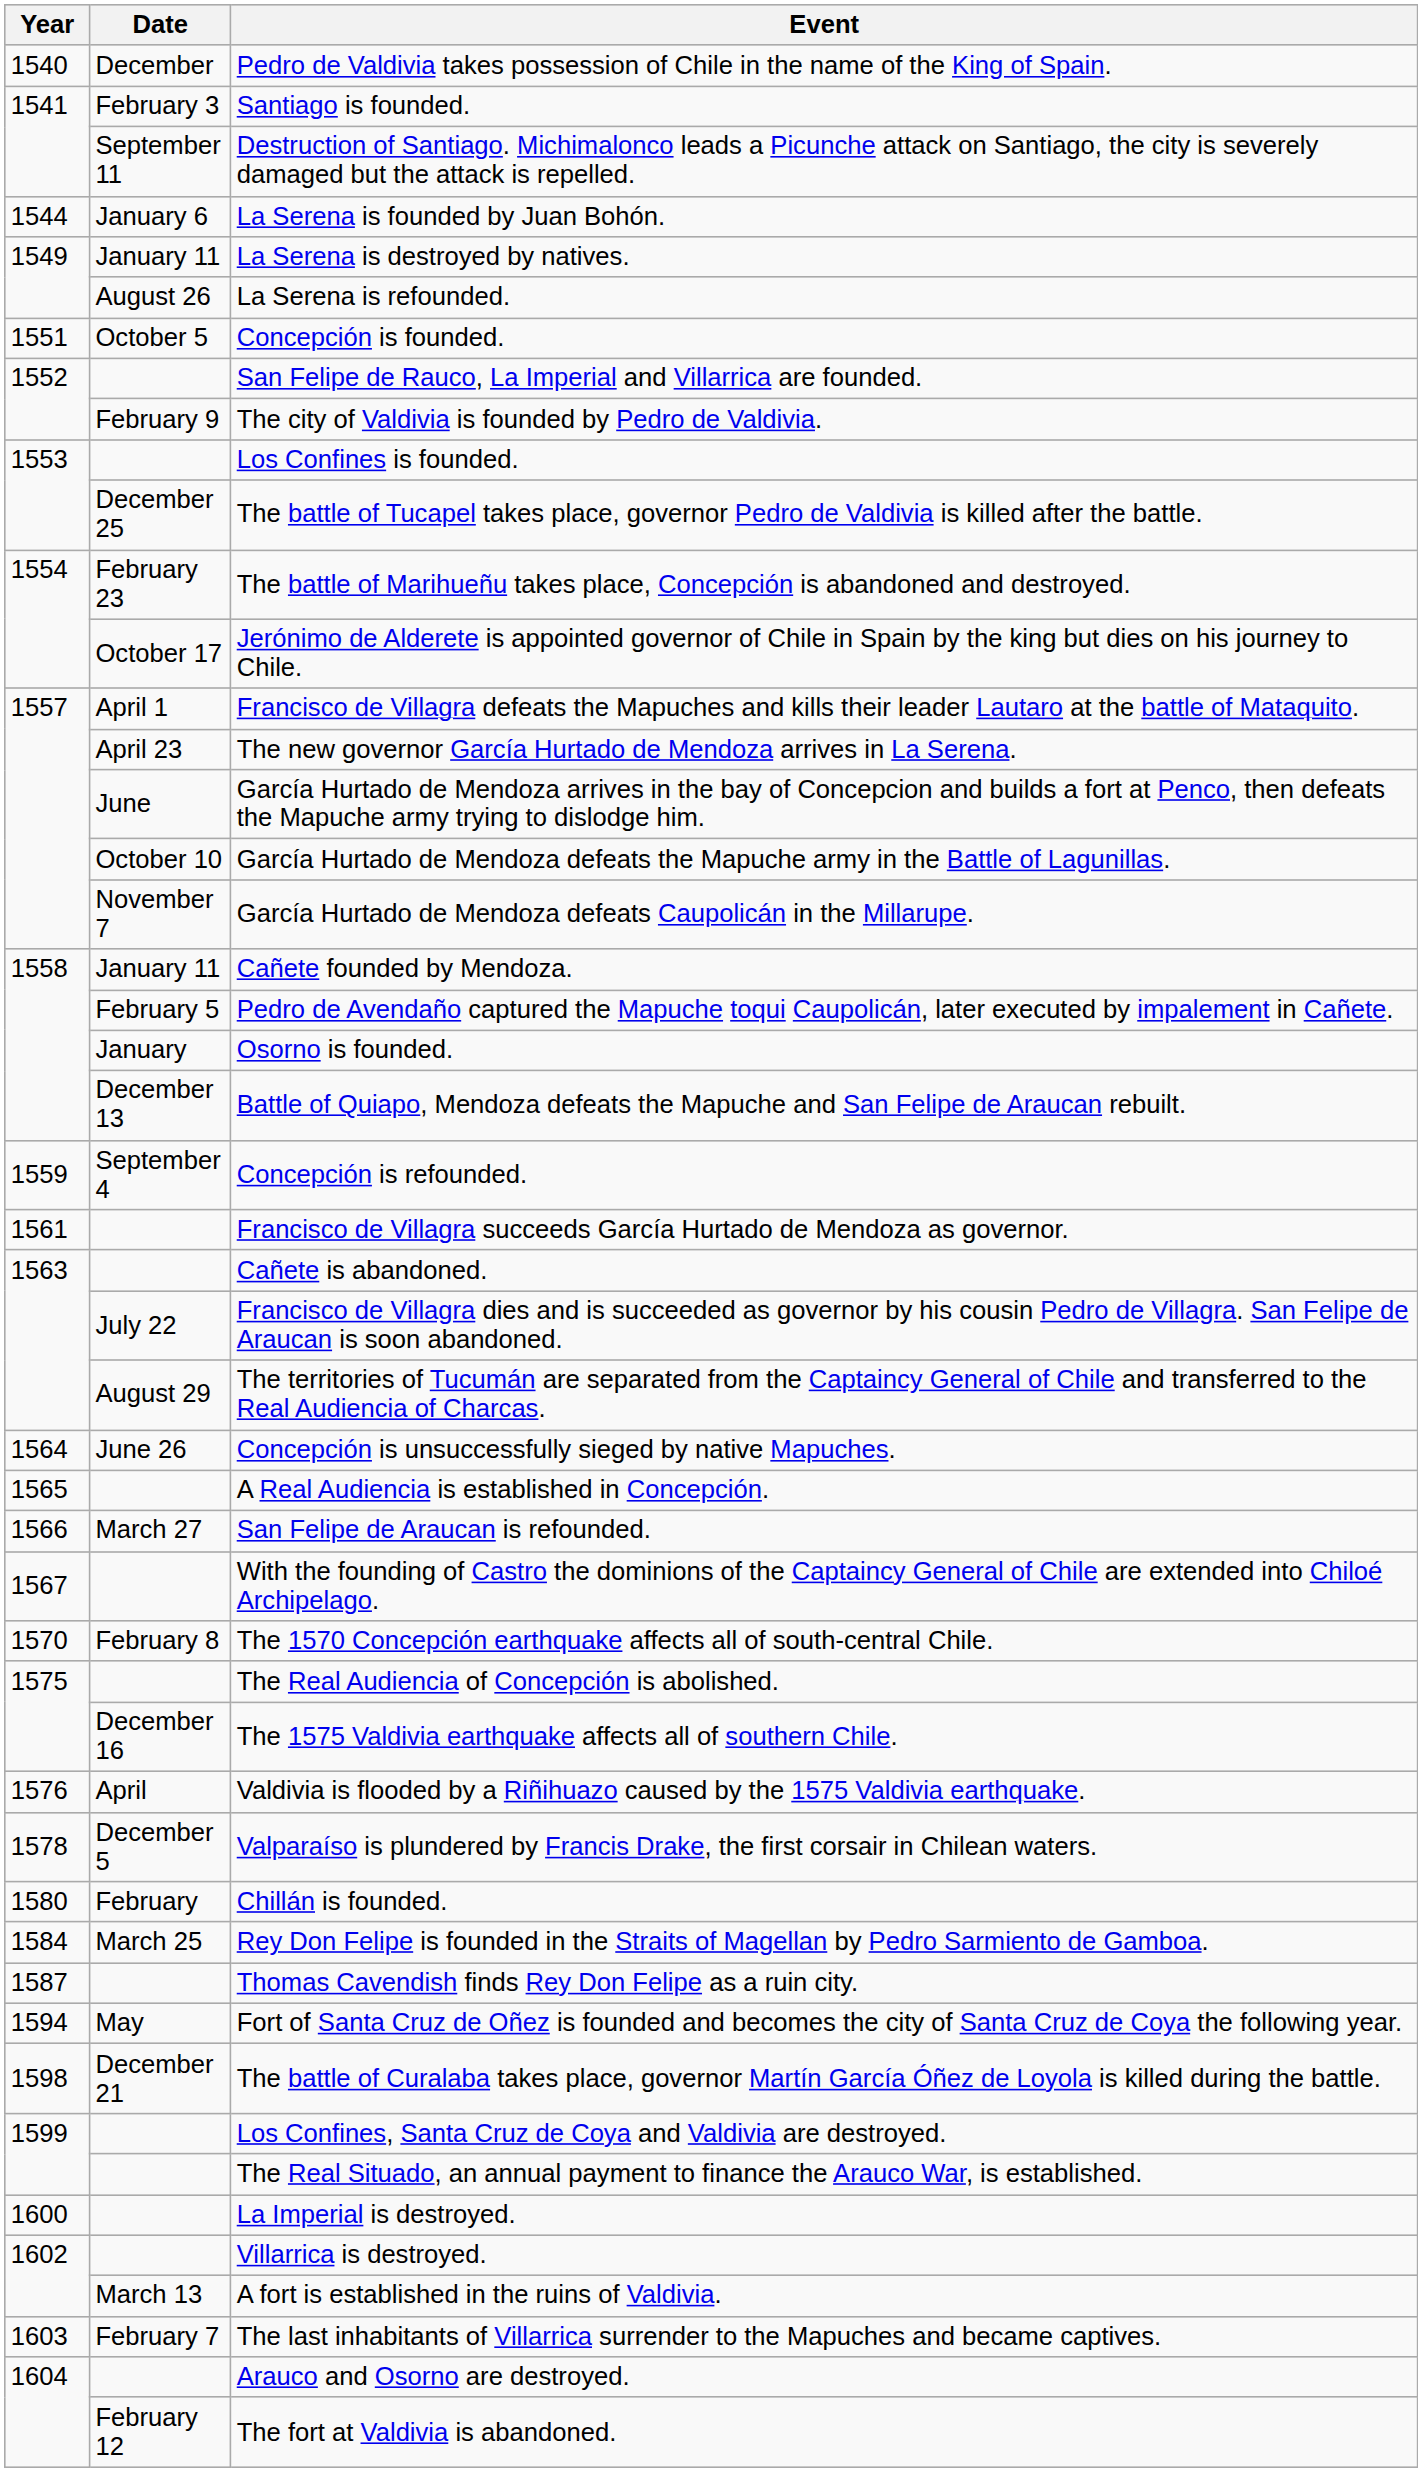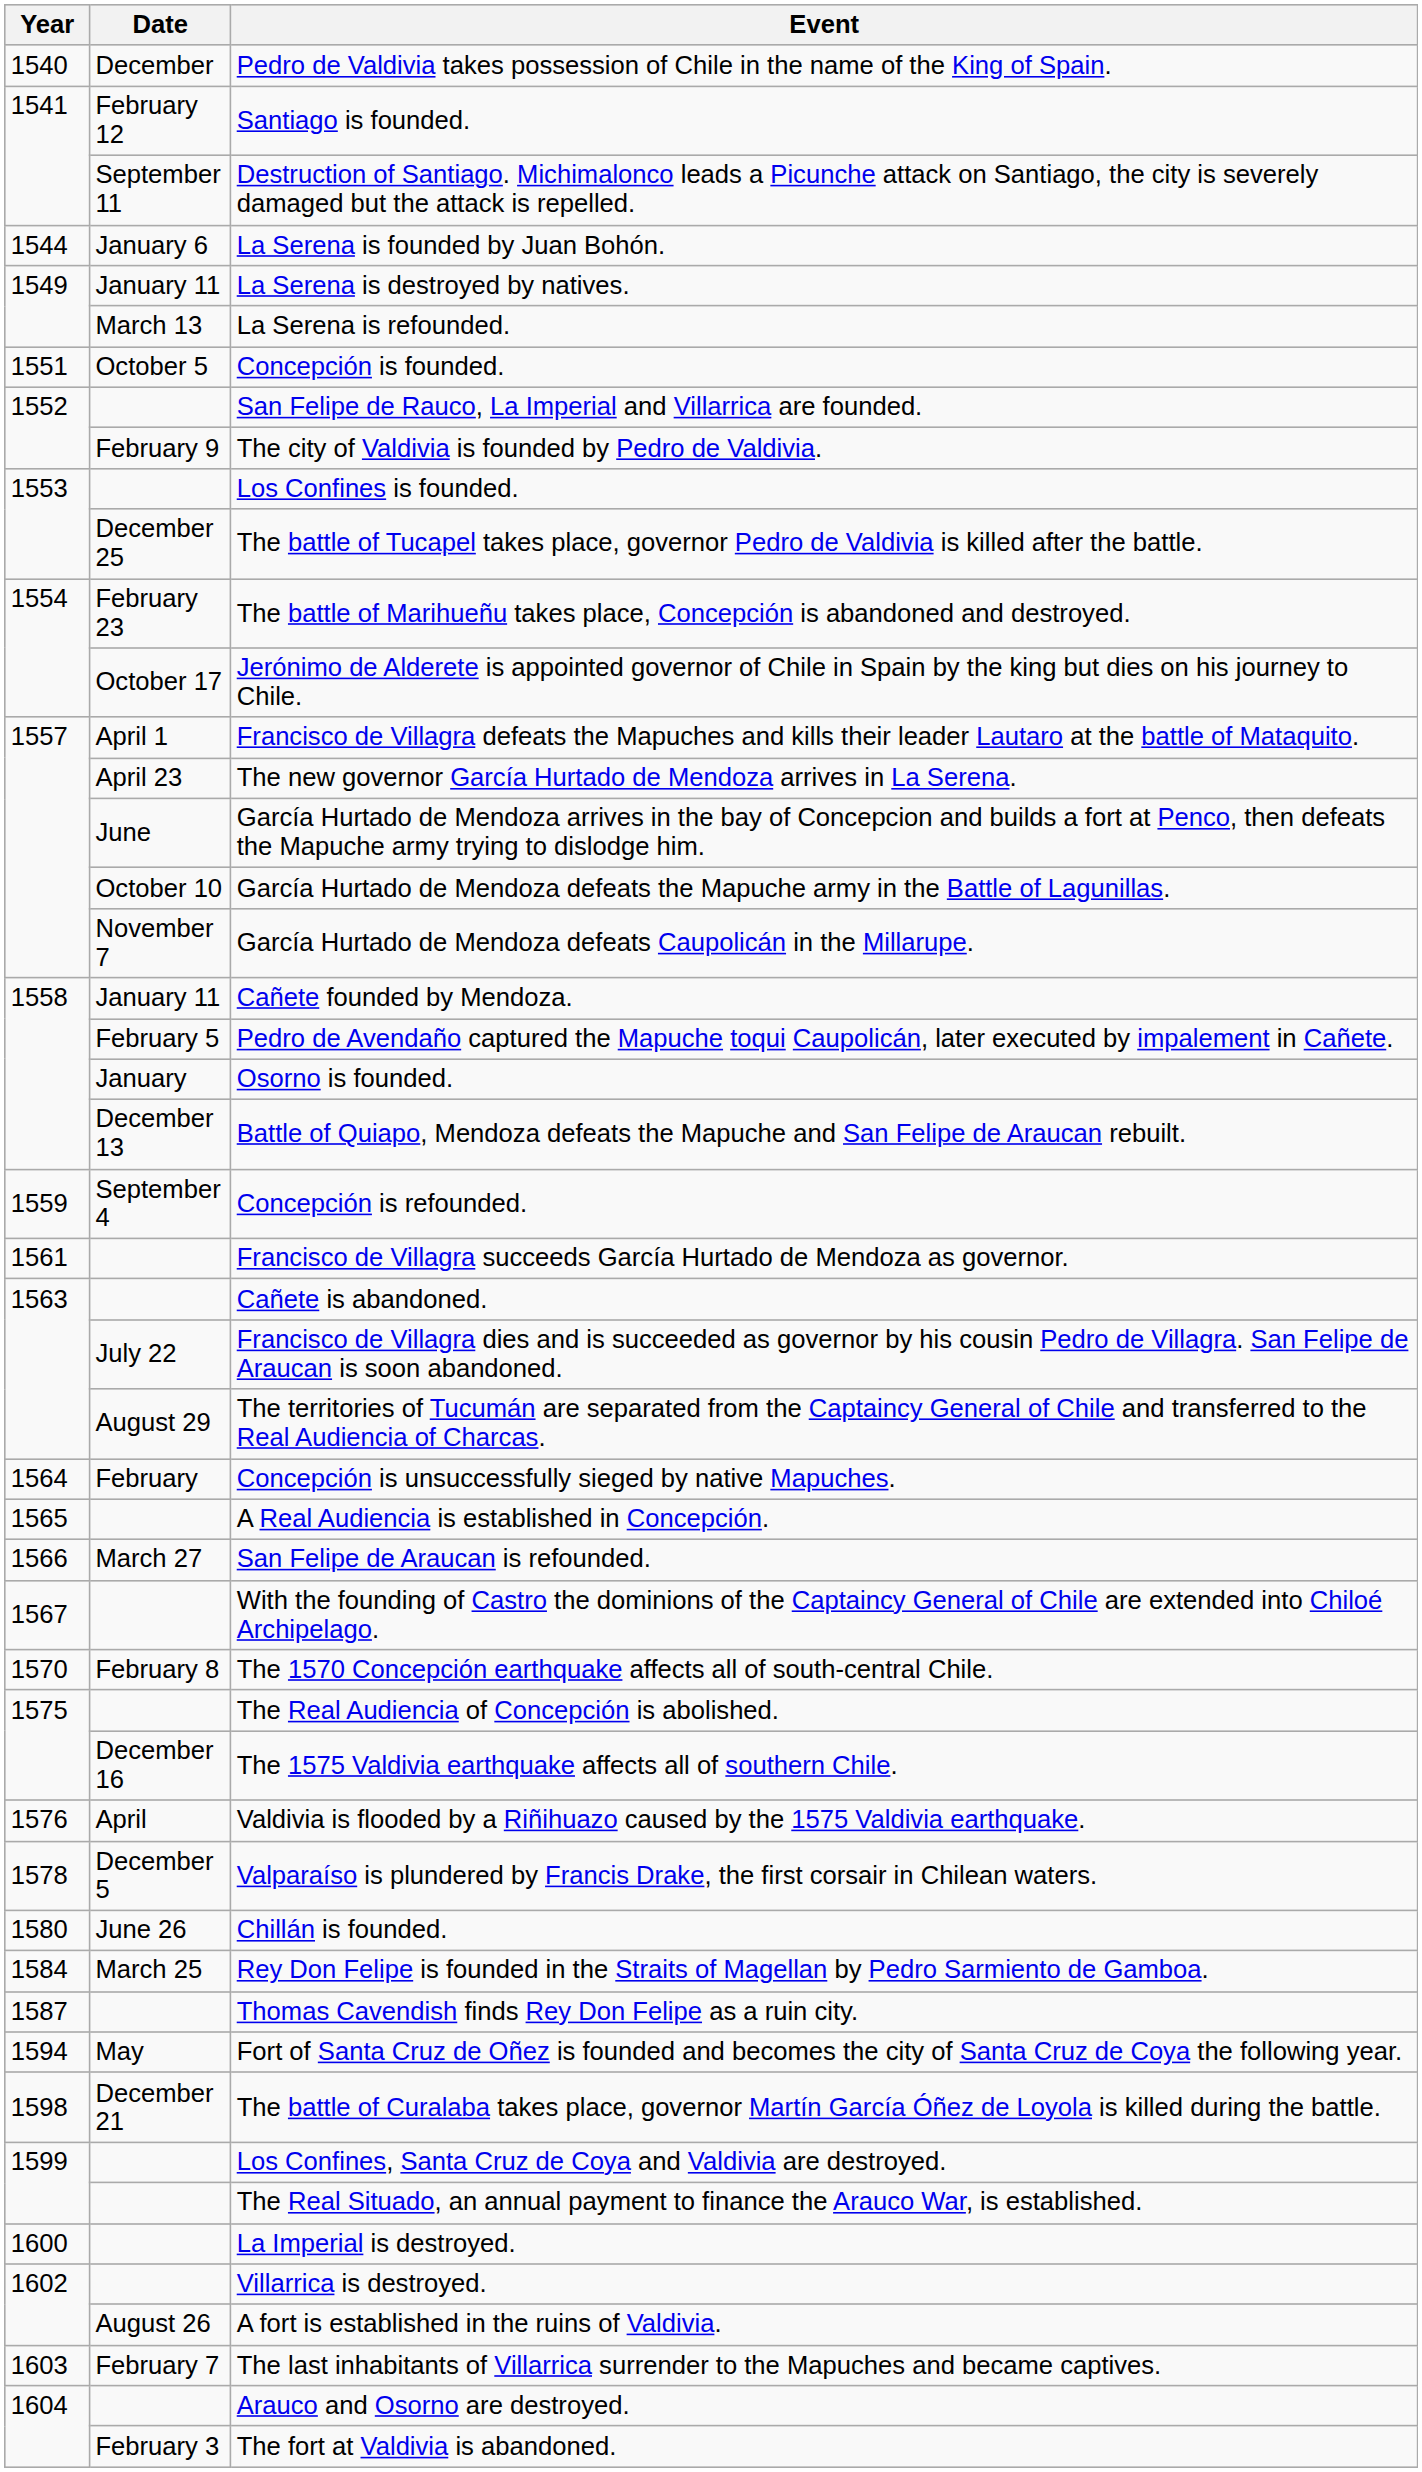(157, 106) February 3 -> (147, 120) February 12
(153, 297) August 26 -> (149, 326) March 13
(141, 1449) June 26 -> (147, 1478) February
(147, 1901) February -> (141, 1930) June 26
(149, 2295) March 13 -> (153, 2324) August 26
(147, 2431) February 12 -> (157, 2446) February 3
